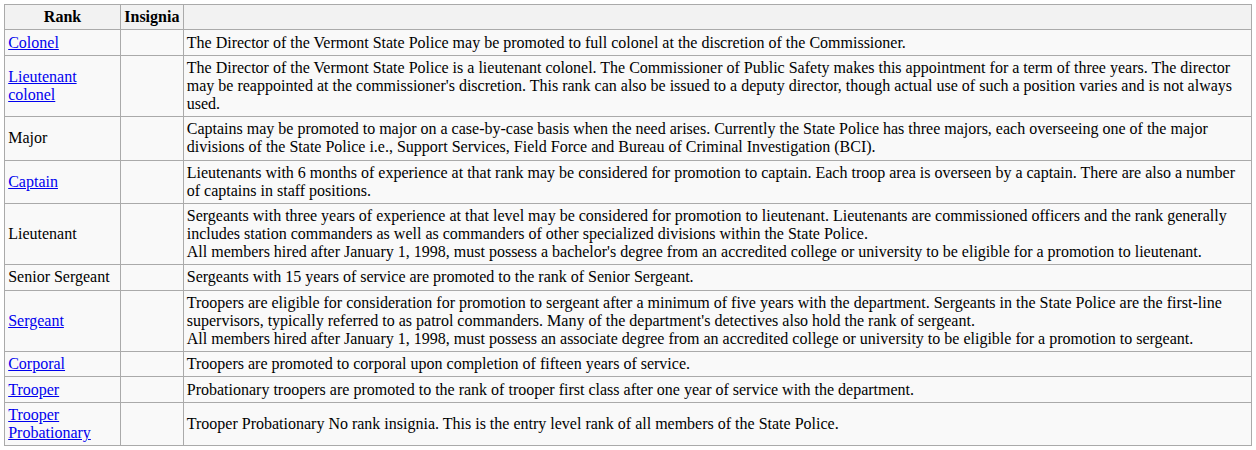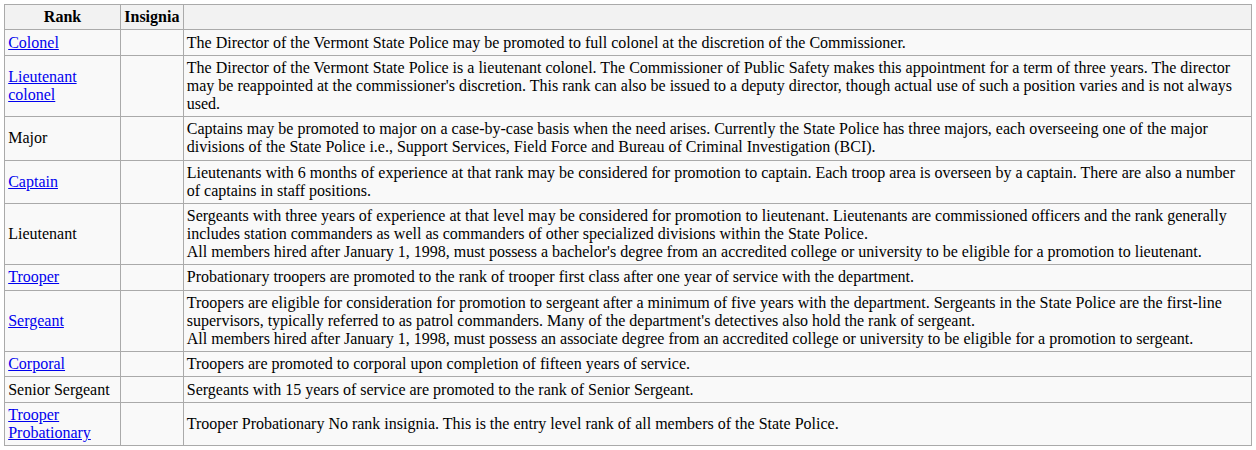rows swapped: (59, 277) <-> (34, 389)
